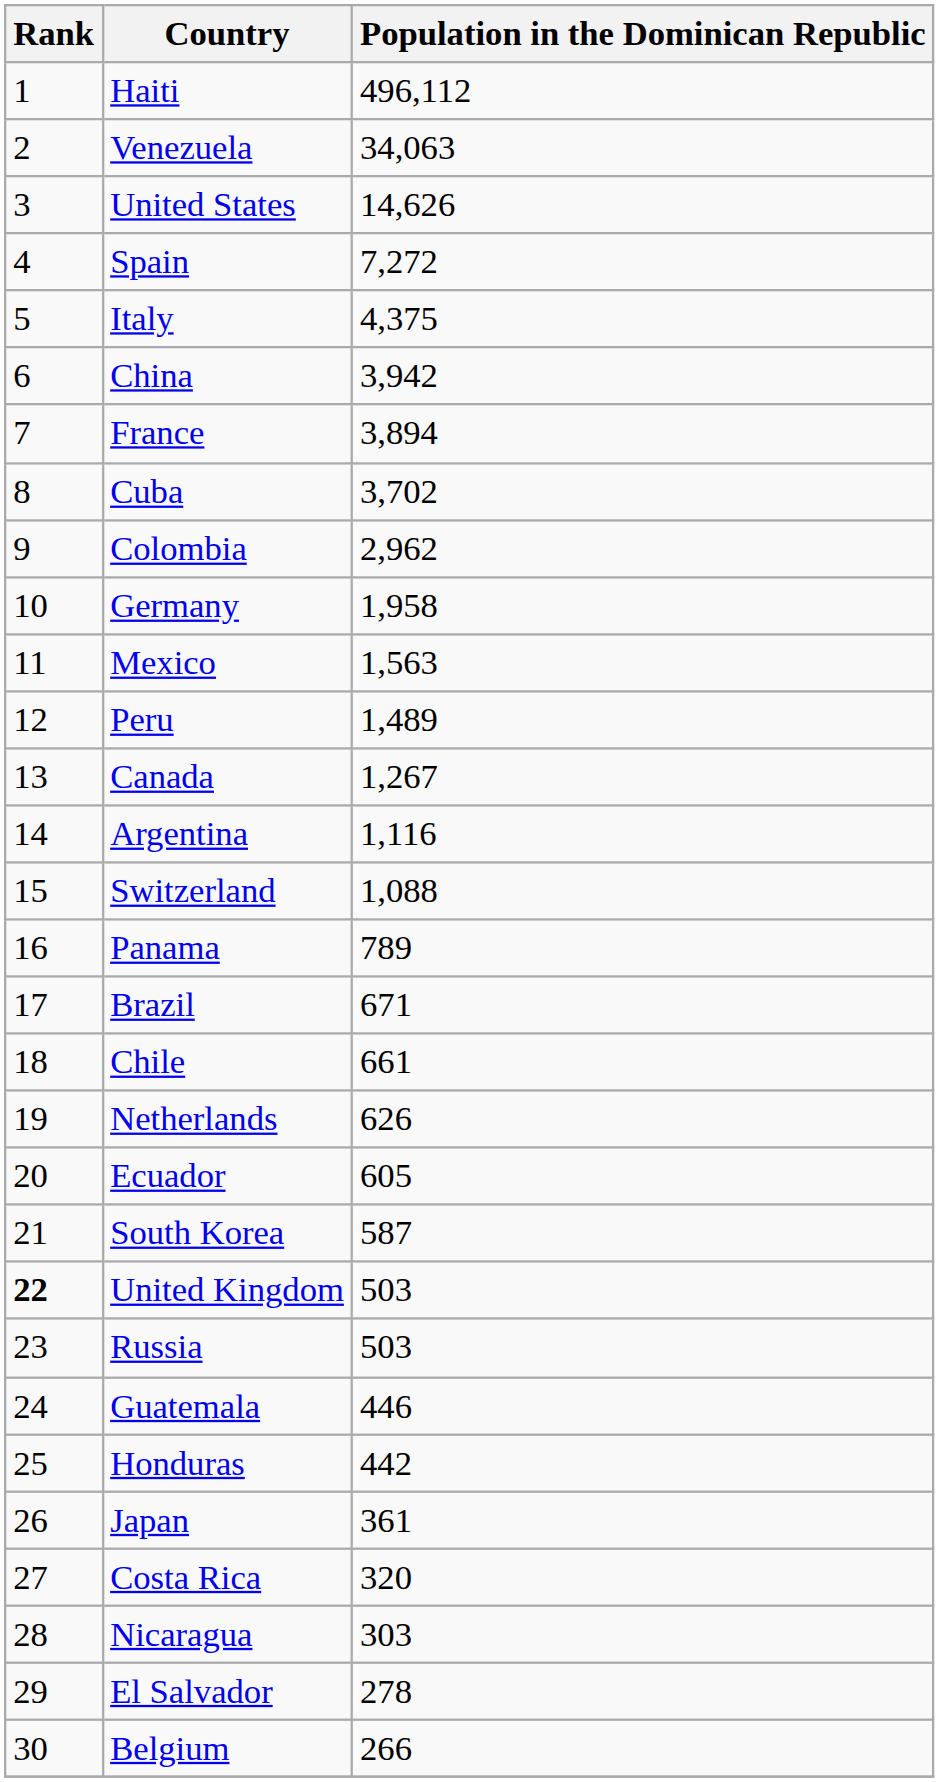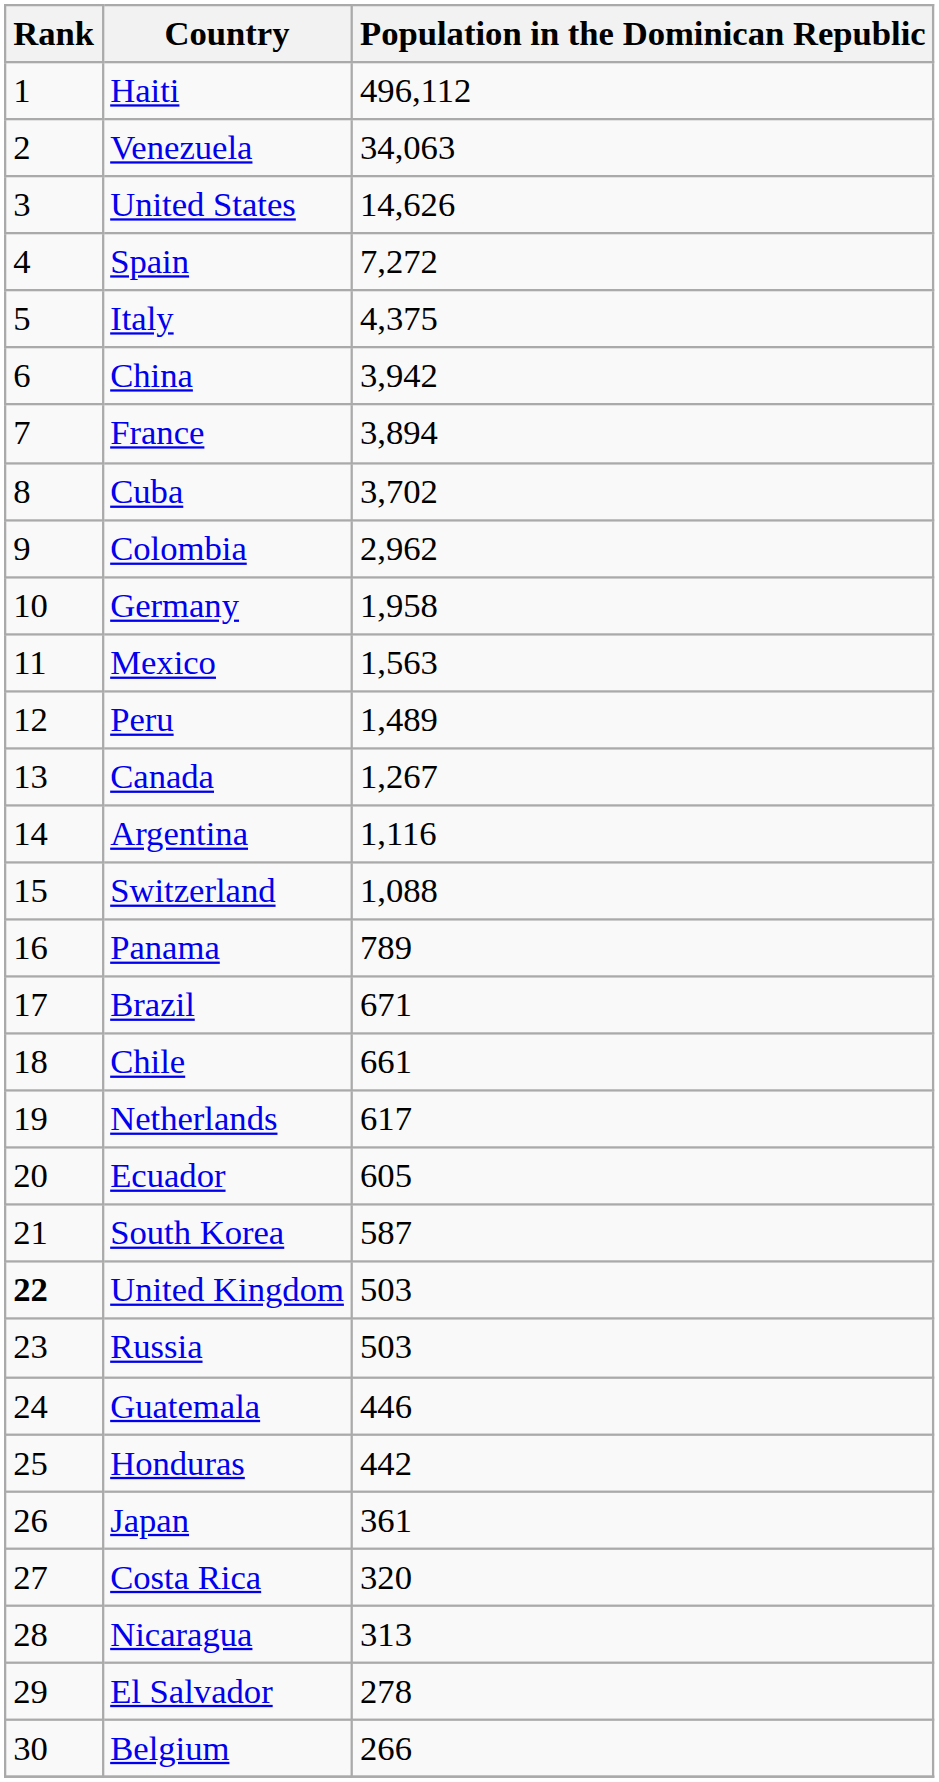(386, 1118) 626 -> (386, 1118) 617
(386, 1633) 303 -> (386, 1633) 313
